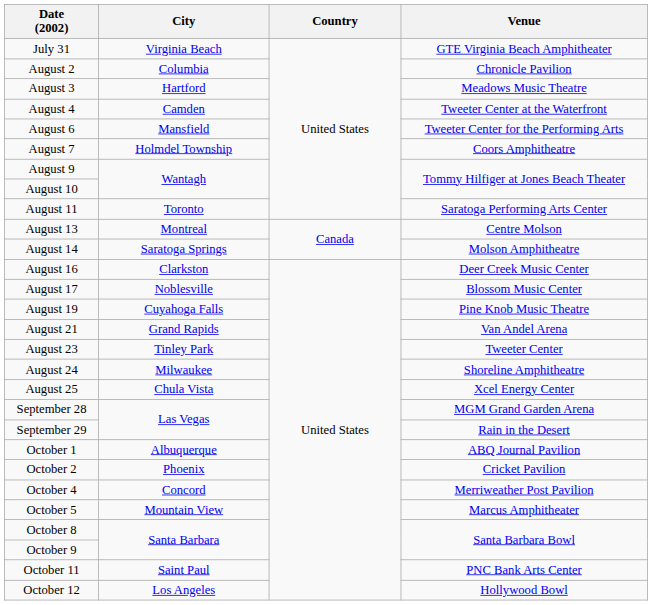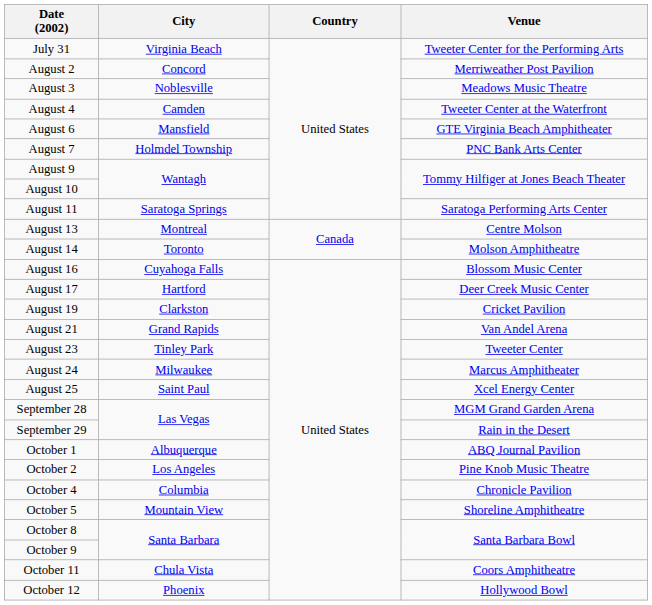(524, 48) GTE Virginia Beach Amphitheater -> (524, 48) Tweeter Center for the Performing Arts
(184, 68) Columbia -> (184, 68) Concord
(524, 68) Chronicle Pavilion -> (524, 68) Merriweather Post Pavilion
(184, 88) Hartford -> (184, 88) Noblesville
(524, 128) Tweeter Center for the Performing Arts -> (524, 128) GTE Virginia Beach Amphitheater
(524, 149) Coors Amphitheatre -> (524, 149) PNC Bank Arts Center
(184, 209) Toronto -> (184, 209) Saratoga Springs
(184, 249) Saratoga Springs -> (184, 249) Toronto
(184, 269) Clarkston -> (184, 269) Cuyahoga Falls
(524, 269) Deer Creek Music Center -> (524, 269) Blossom Music Center
(184, 289) Noblesville -> (184, 289) Hartford
(524, 289) Blossom Music Center -> (524, 289) Deer Creek Music Center
(184, 309) Cuyahoga Falls -> (184, 309) Clarkston
(524, 309) Pine Knob Music Theatre -> (524, 309) Cricket Pavilion
(524, 369) Shoreline Amphitheatre -> (524, 369) Marcus Amphitheater
(184, 389) Chula Vista -> (184, 389) Saint Paul
(184, 469) Phoenix -> (184, 469) Los Angeles
(524, 469) Cricket Pavilion -> (524, 469) Pine Knob Music Theatre
(184, 489) Concord -> (184, 489) Columbia
(524, 489) Merriweather Post Pavilion -> (524, 489) Chronicle Pavilion
(524, 509) Marcus Amphitheater -> (524, 509) Shoreline Amphitheatre
(184, 569) Saint Paul -> (184, 569) Chula Vista
(524, 569) PNC Bank Arts Center -> (524, 569) Coors Amphitheatre
(184, 590) Los Angeles -> (184, 590) Phoenix
